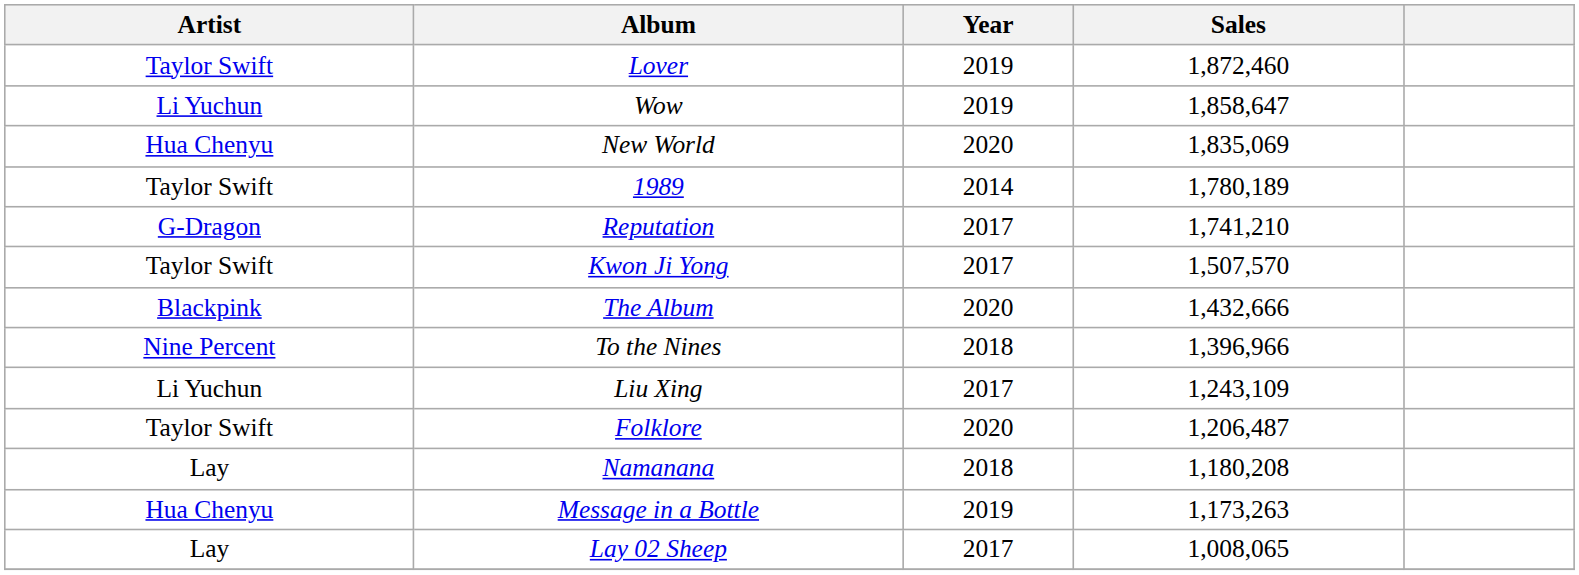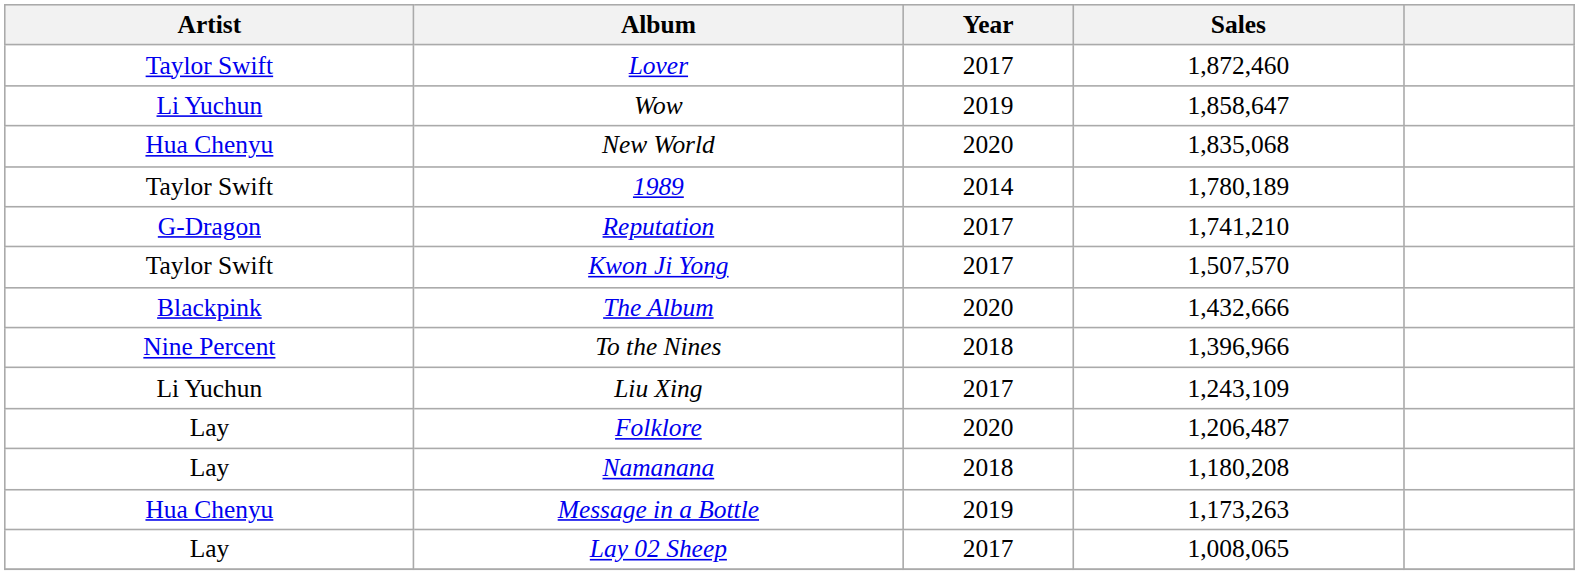(988, 65) 2019 -> (988, 65) 2017
(1238, 145) 1,835,069 -> (1238, 145) 1,835,068
(209, 428) Taylor Swift -> (209, 428) Lay
